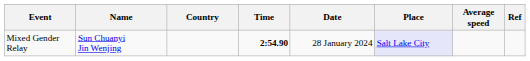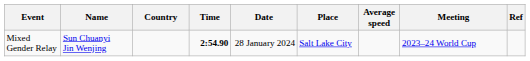+ column: (453, 17)
(403, 43) lavender background -> (326, 43) no background
